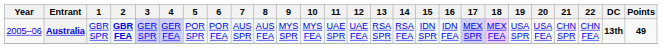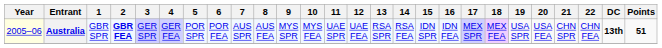(24, 31) no background -> (24, 31) lightyellow background
(641, 31) 49 -> (641, 31) 51
